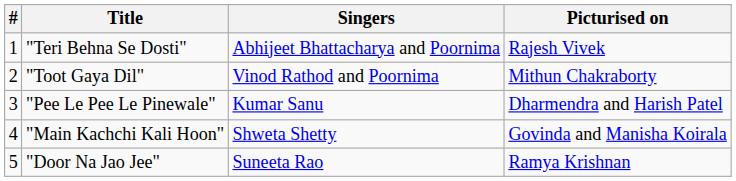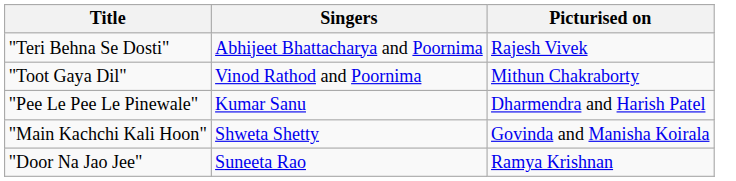- column: (13, 18)
